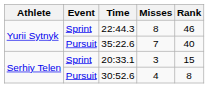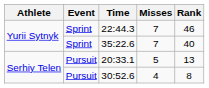(156, 28) 8 -> (156, 28) 7
(81, 44) Pursuit -> (79, 44) Sprint
(79, 60) Sprint -> (81, 60) Pursuit
(156, 60) 3 -> (156, 60) 5
(189, 60) 15 -> (189, 60) 13
